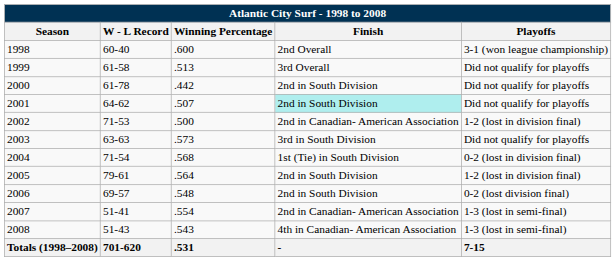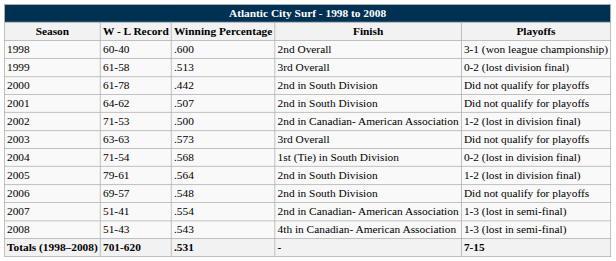(527, 67) Did not qualify for playoffs -> (516, 67) 0-2 (lost division final)
(328, 103) paleturquoise background -> (328, 103) no background
(327, 139) 3rd in South Division -> (304, 139) 3rd Overall
(516, 193) 0-2 (lost division final) -> (527, 193) Did not qualify for playoffs
